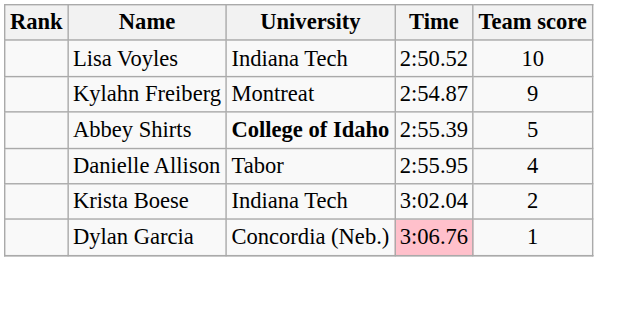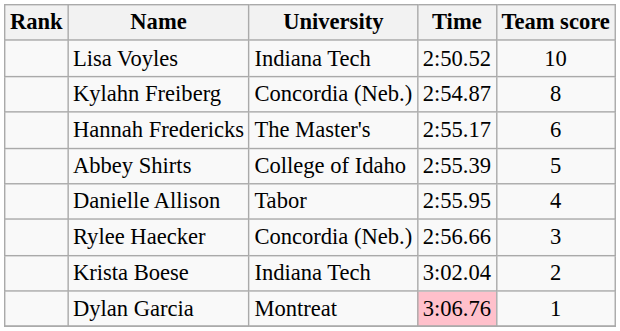(273, 93) Montreat -> (333, 93) Concordia (Neb.)
(533, 93) 9 -> (556, 93) 8
+ row: (158, 129)
(310, 129) bold -> (330, 165) normal
+ row: (139, 237)
(310, 237) Concordia (Neb.) -> (296, 308) Montreat
